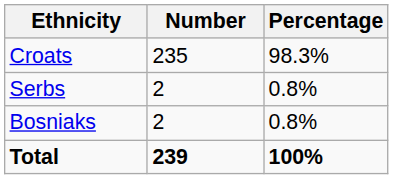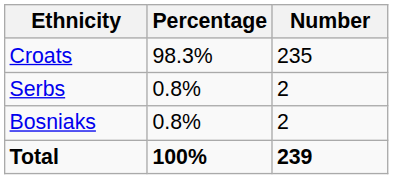columns swapped: (206, 21) <-> (326, 21)
